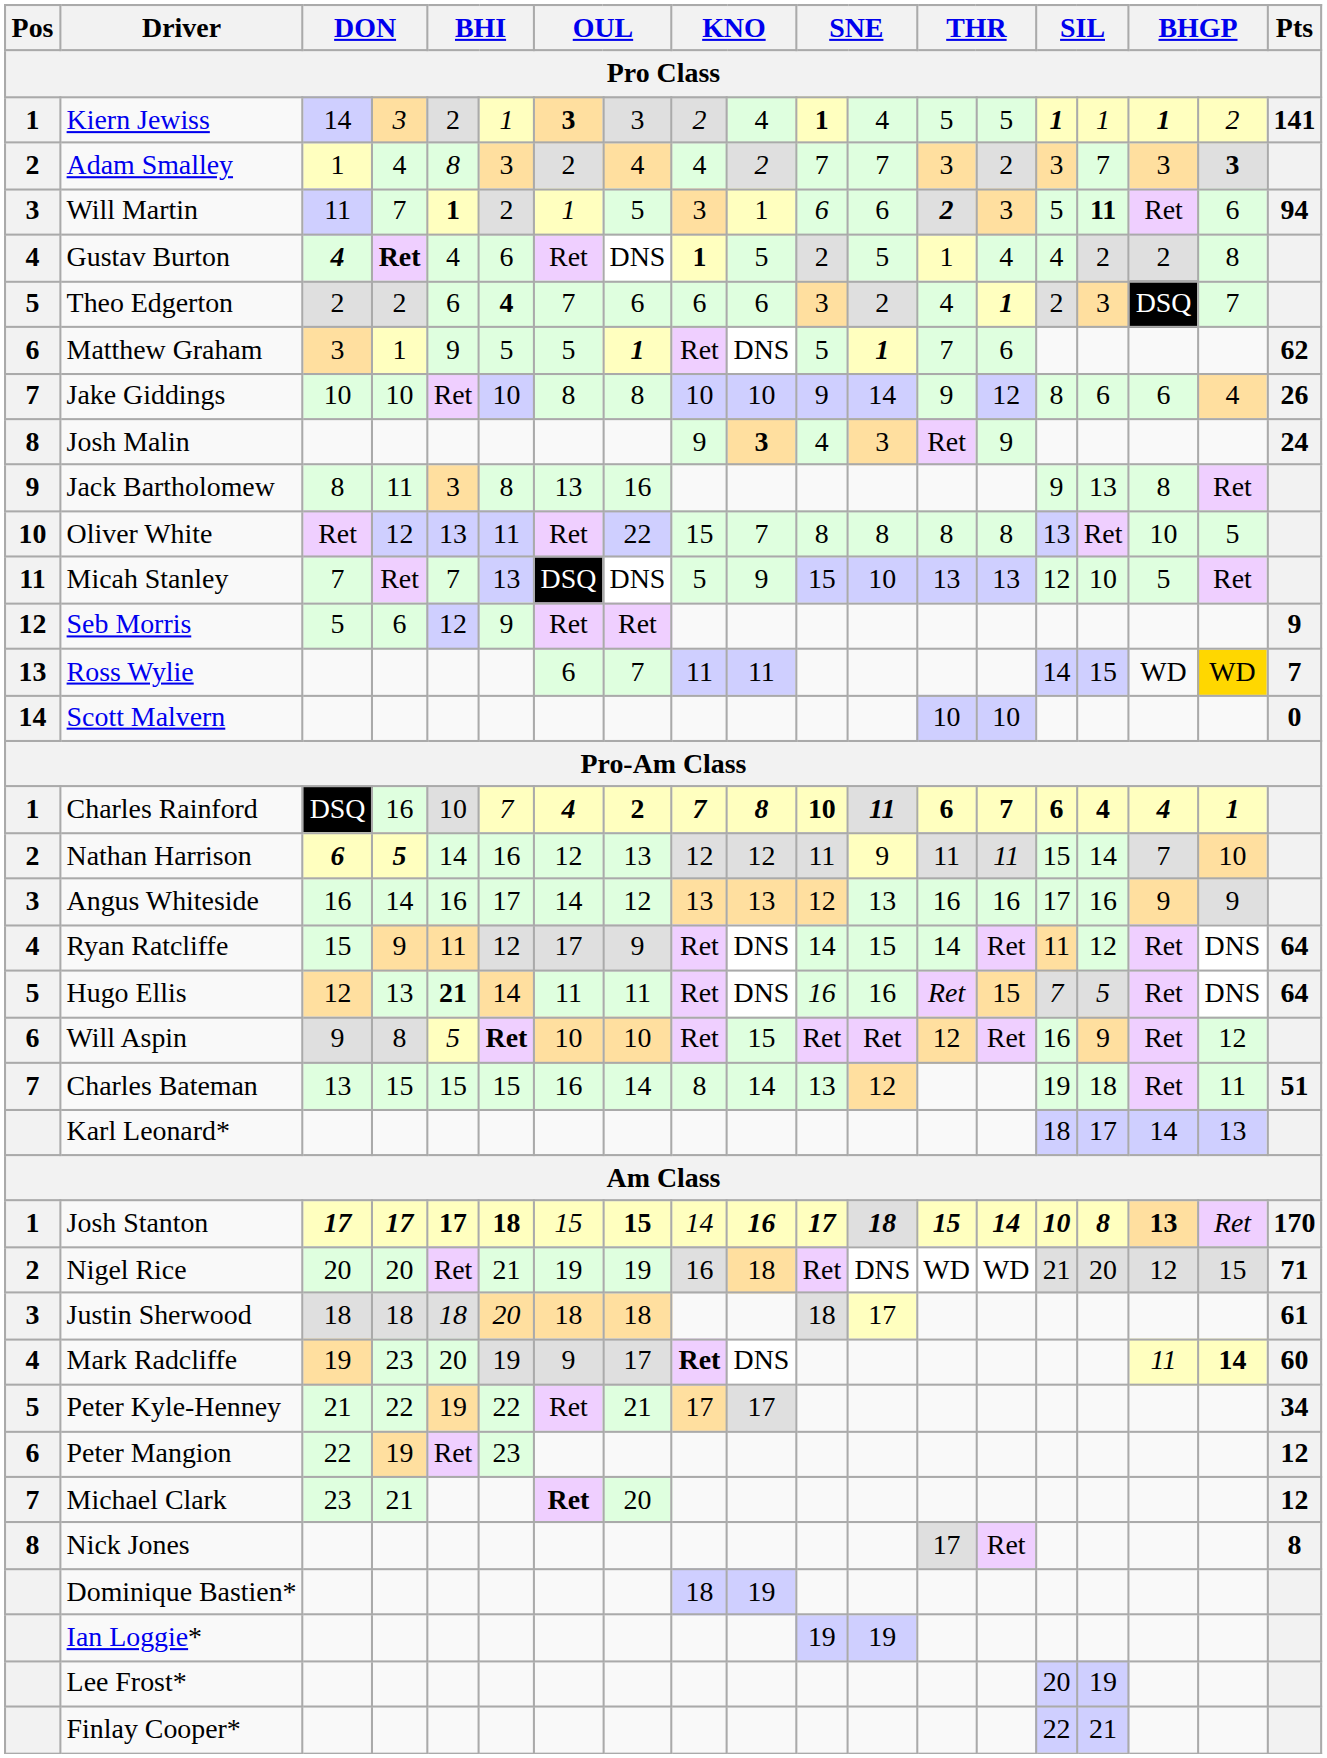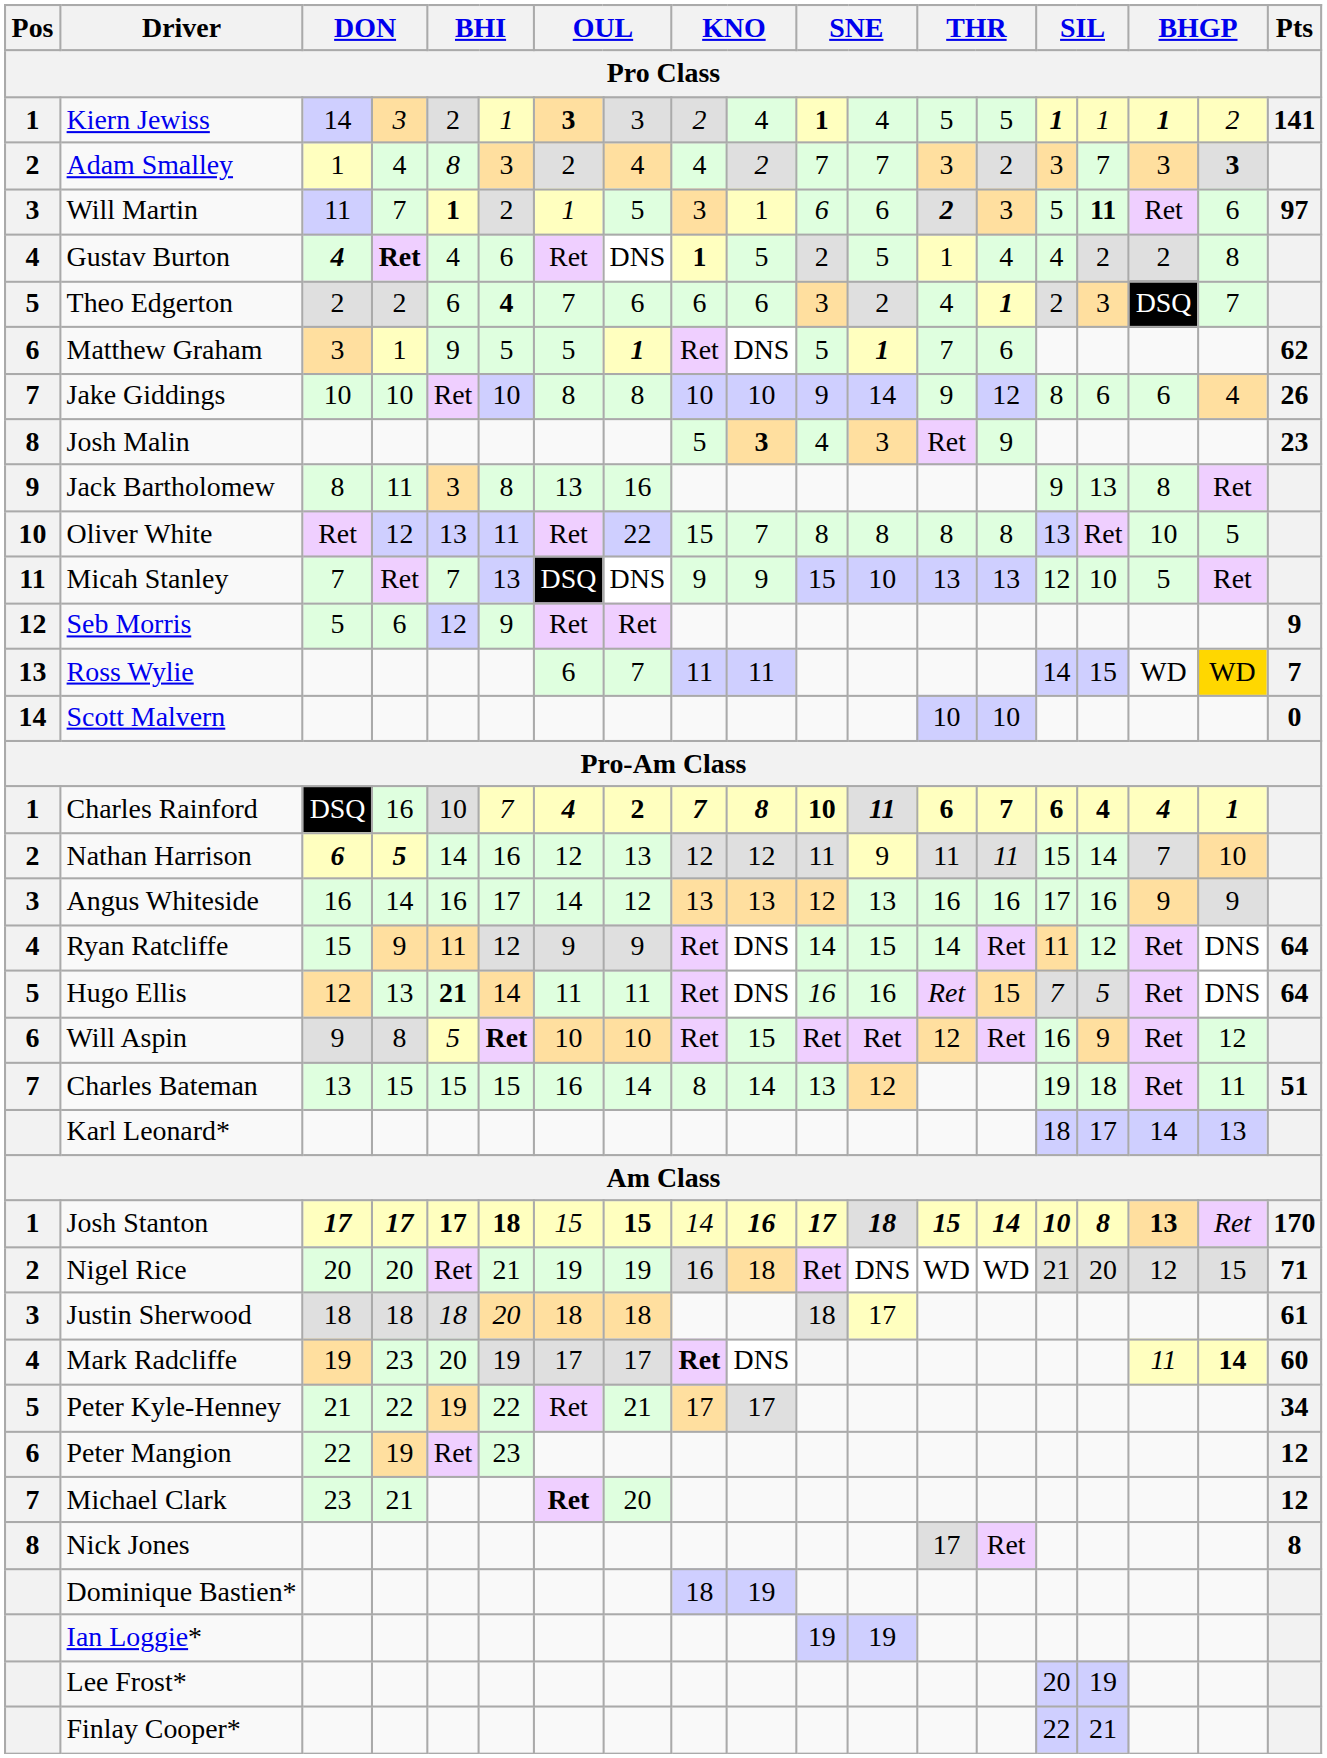(1294, 211) 94 -> (1294, 211) 97
(699, 441) 9 -> (699, 441) 5
(1294, 441) 24 -> (1294, 441) 23
(699, 579) 5 -> (699, 579) 9
(568, 947) 17 -> (568, 947) 9
(568, 1361) 9 -> (568, 1361) 17
